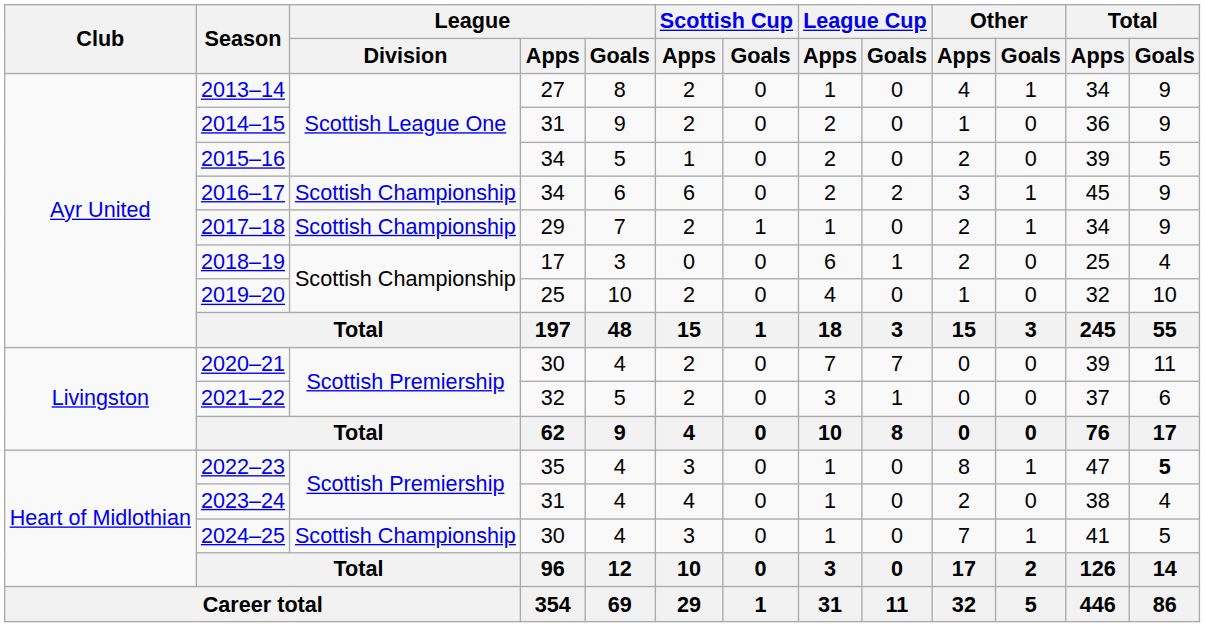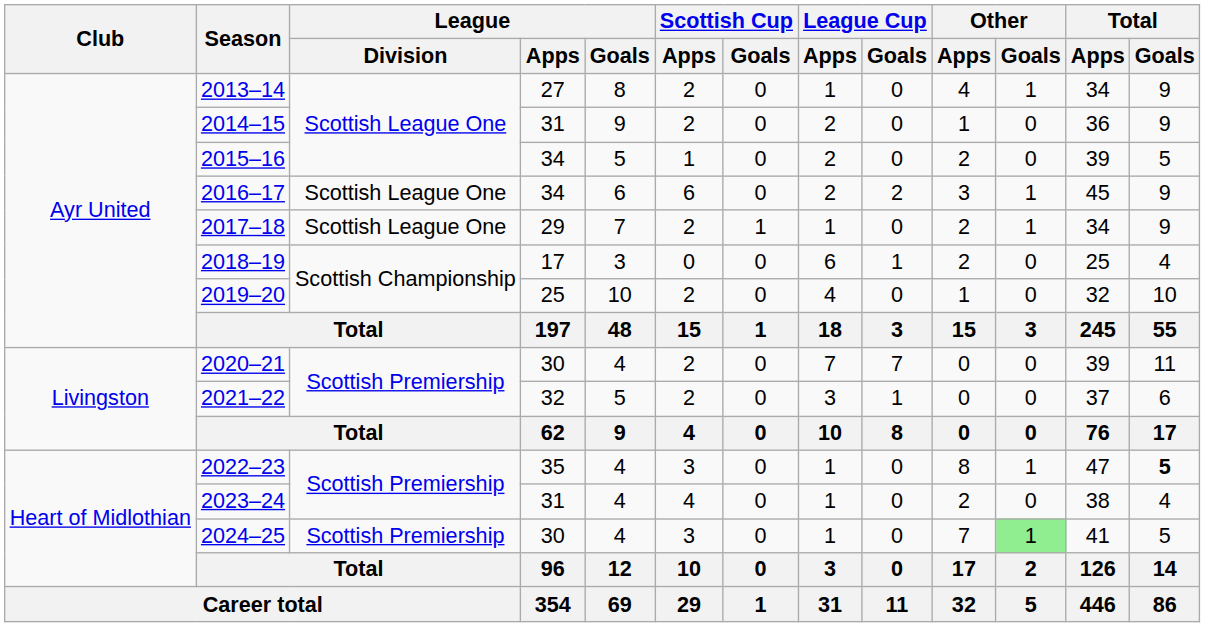(405, 192) Scottish Championship -> (405, 192) Scottish League One
(405, 227) Scottish Championship -> (405, 227) Scottish League One
(405, 535) Scottish Championship -> (405, 535) Scottish Premiership
(1031, 535) no background -> (1031, 535) lightgreen background
